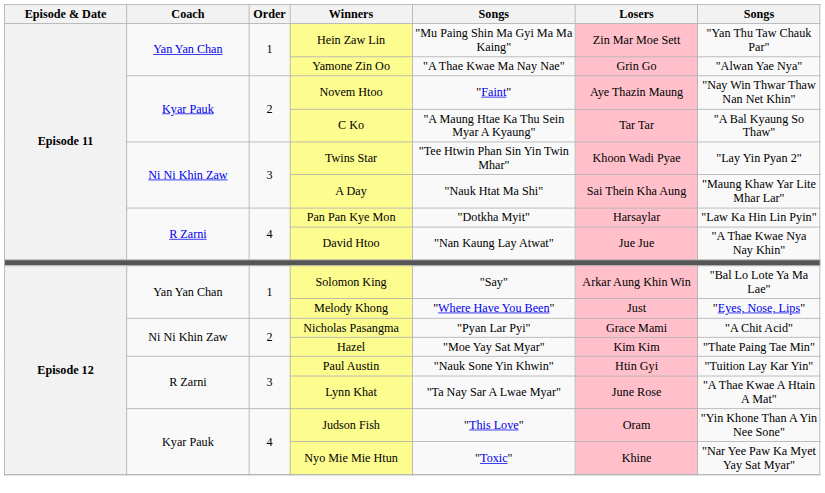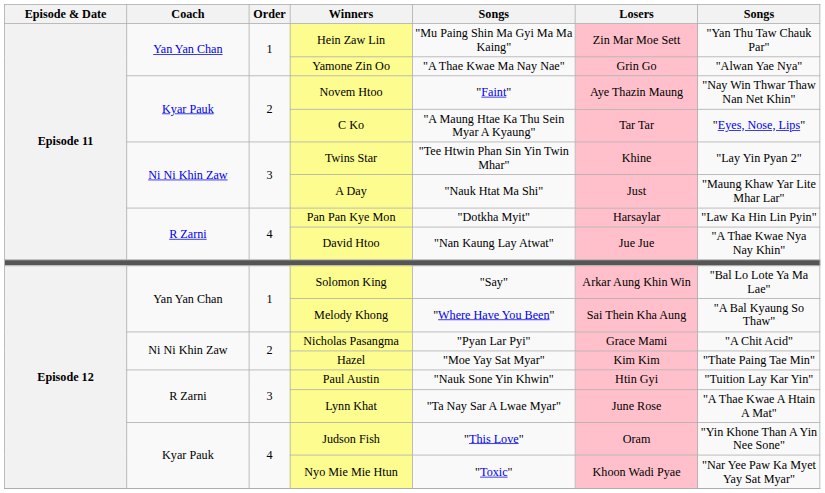(759, 125) "A Bal Kyaung So Thaw" -> (759, 125) "Eyes, Nose, Lips"
(637, 158) Khoon Wadi Pyae -> (637, 158) Khine
(637, 191) Sai Thein Kha Aung -> (637, 191) Just
(637, 308) Just -> (637, 315) Sai Thein Kha Aung
(759, 308) "Eyes, Nose, Lips" -> (759, 315) "A Bal Kyaung So Thaw"
(637, 458) Khine -> (637, 471) Khoon Wadi Pyae
